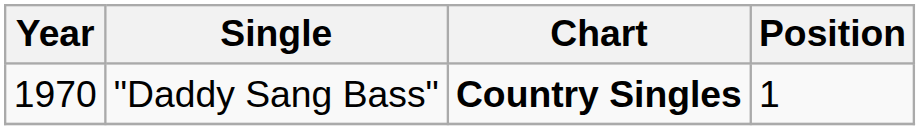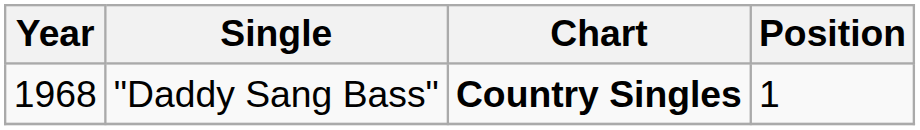(55, 93) 1970 -> (55, 93) 1968
